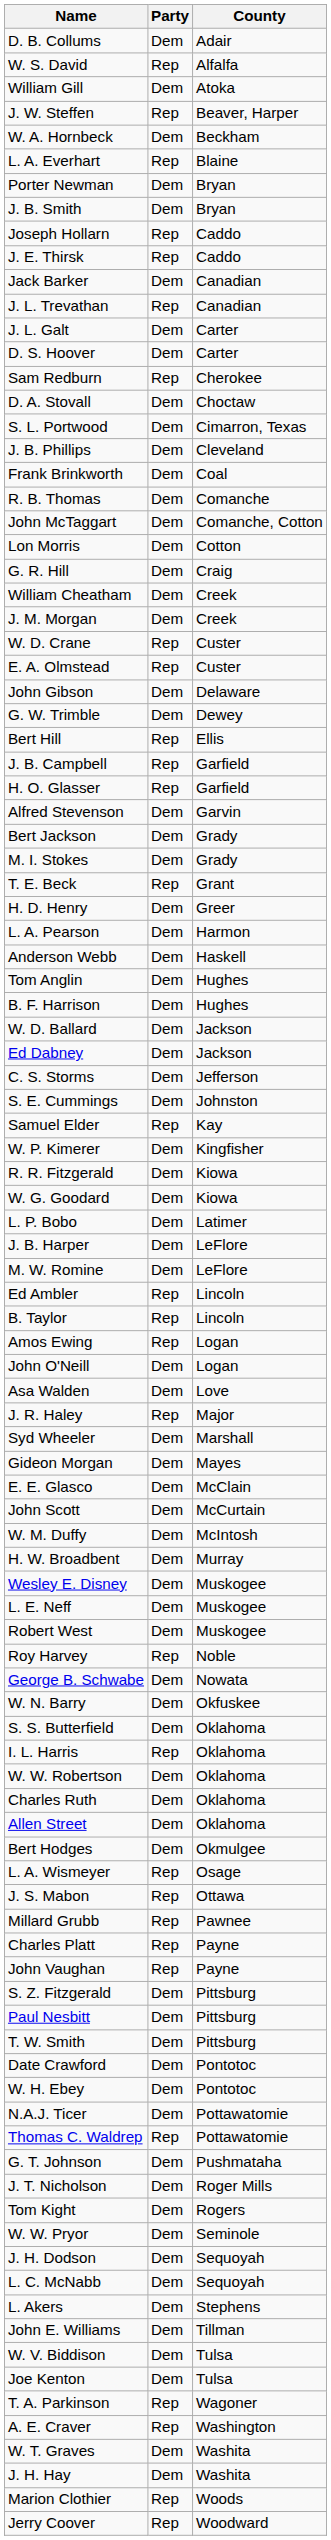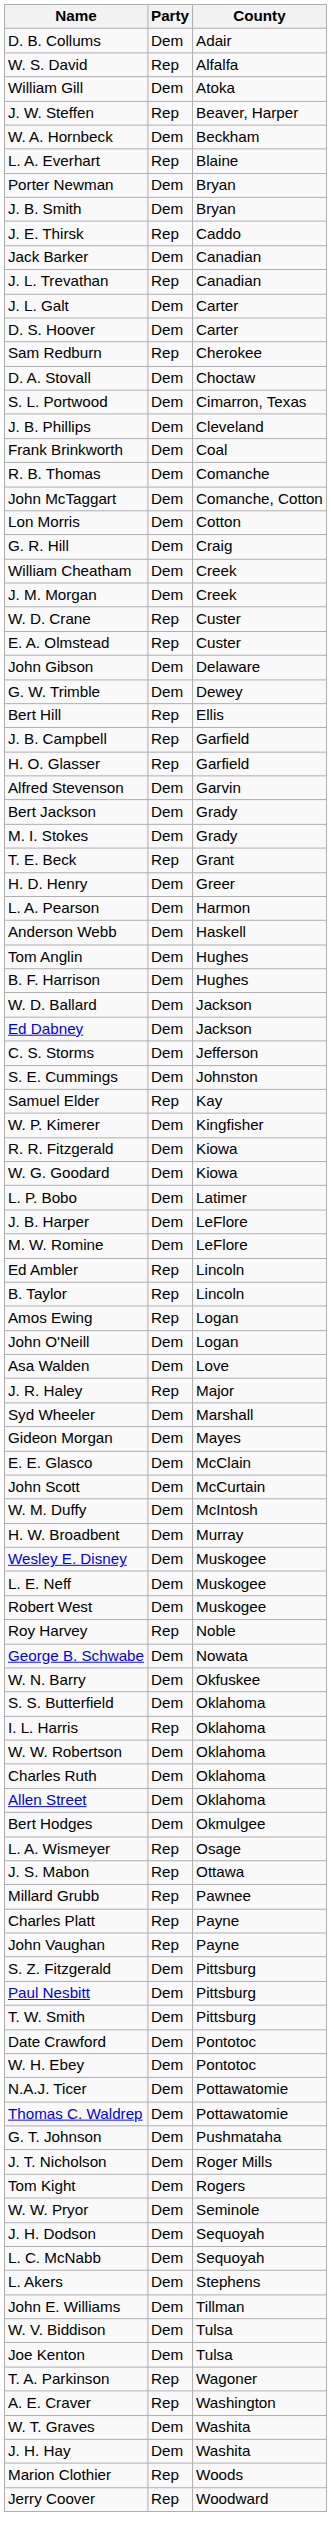- row: (59, 233)
(165, 2137) Rep -> (167, 2113) Dem
